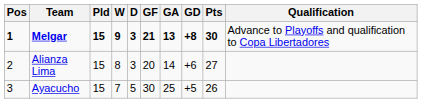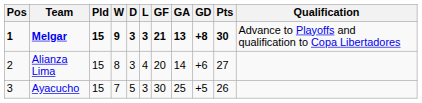+ column: (145, 13)
